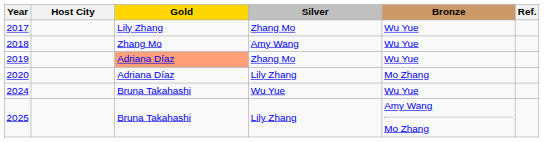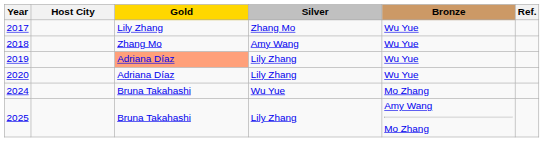(273, 59) Zhang Mo -> (274, 59) Lily Zhang
(407, 75) Mo Zhang -> (401, 75) Wu Yue
(401, 91) Wu Yue -> (407, 91) Mo Zhang
